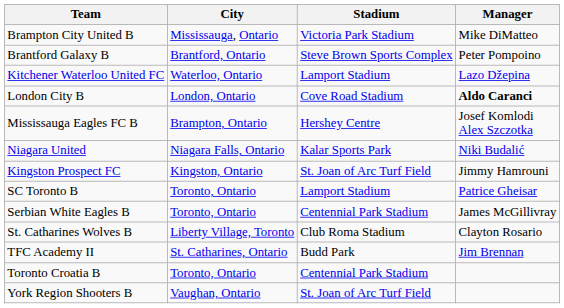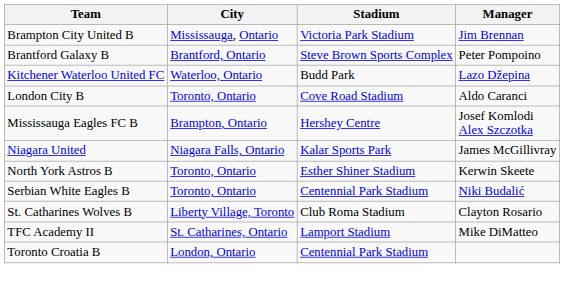(498, 34) Mike DiMatteo -> (491, 34) Jim Brennan
(345, 75) Lamport Stadium -> (327, 75) Budd Park
(213, 95) London, Ontario -> (213, 95) Toronto, Ontario
(495, 95) bold -> (493, 95) normal
(491, 150) Niki Budalić -> (507, 150) James McGillivray
+ row: (60, 171)
- row: (64, 171)
- row: (43, 191)
(507, 211) James McGillivray -> (491, 191) Niki Budalić
(327, 252) Budd Park -> (345, 232) Lamport Stadium
(491, 252) Jim Brennan -> (498, 232) Mike DiMatteo
(213, 272) Toronto, Ontario -> (213, 252) London, Ontario
- row: (70, 292)
